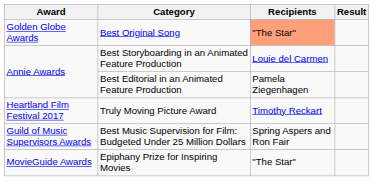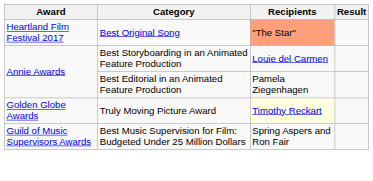(36, 32) Golden Globe Awards -> (38, 32) Heartland Film Festival 2017
(38, 110) Heartland Film Festival 2017 -> (36, 110) Golden Globe Awards
(287, 110) no background -> (287, 110) lightyellow background
- row: (159, 162)
